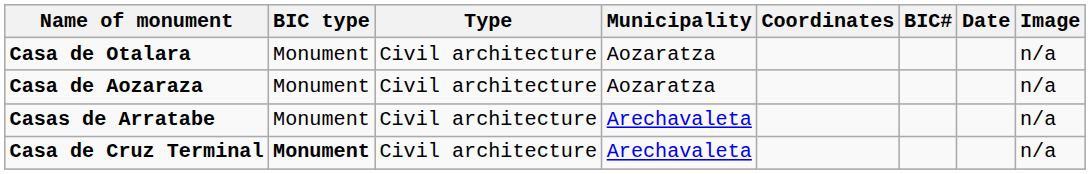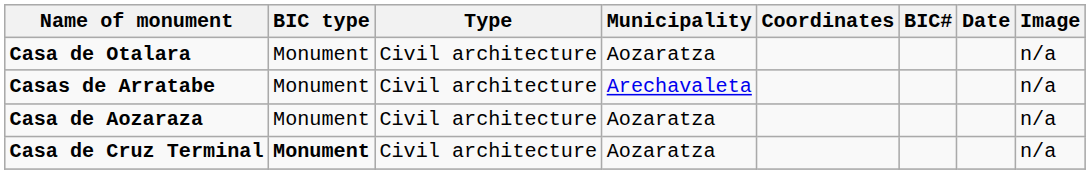rows swapped: (112, 120) <-> (106, 87)
(679, 153) Arechavaleta -> (661, 153) Aozaratza
